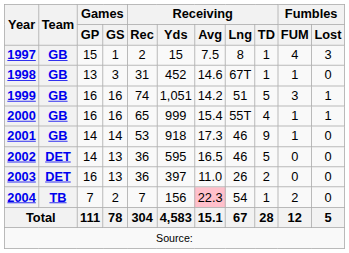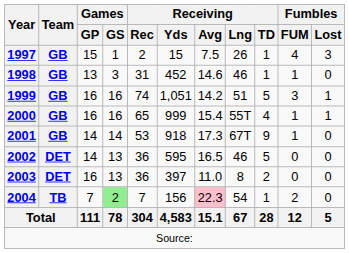(240, 55) 8 -> (240, 55) 26
(240, 75) 67T -> (240, 75) 46
(240, 136) 46 -> (240, 136) 67T
(240, 177) 26 -> (240, 177) 8
(115, 197) no background -> (115, 197) lightgreen background
